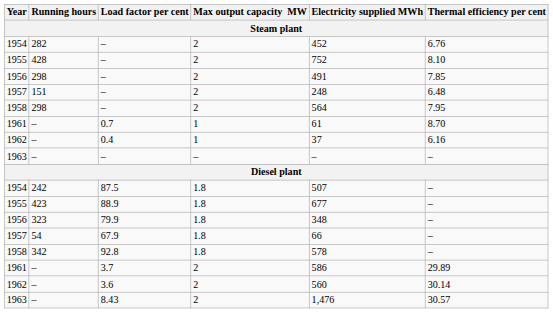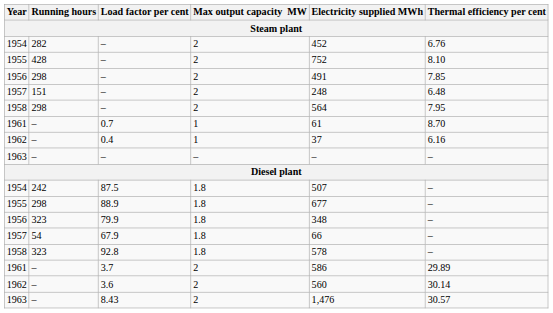(39, 204) 423 -> (39, 204) 298
(39, 252) 342 -> (39, 252) 323
